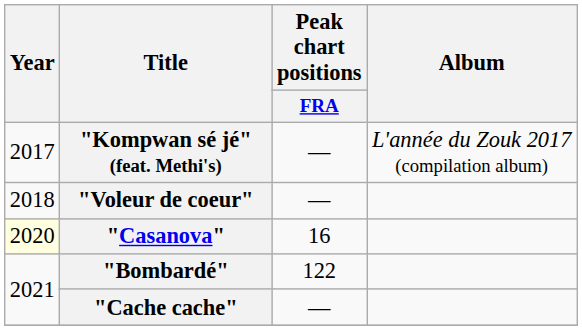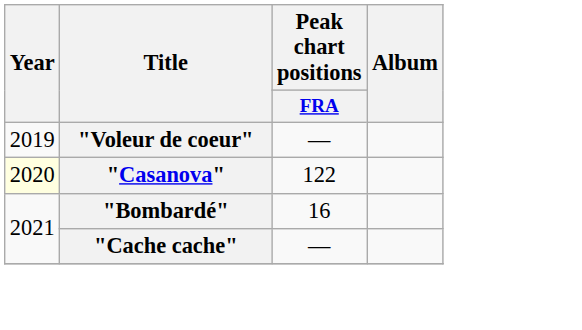- row: (166, 152)
(32, 200) 2018 -> (32, 139) 2019
(319, 235) 16 -> (319, 175) 122
(319, 271) 122 -> (319, 210) 16
